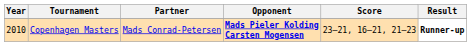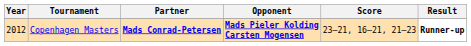(16, 30) 2010 -> (16, 30) 2012
(172, 30) normal -> (172, 30) bold
